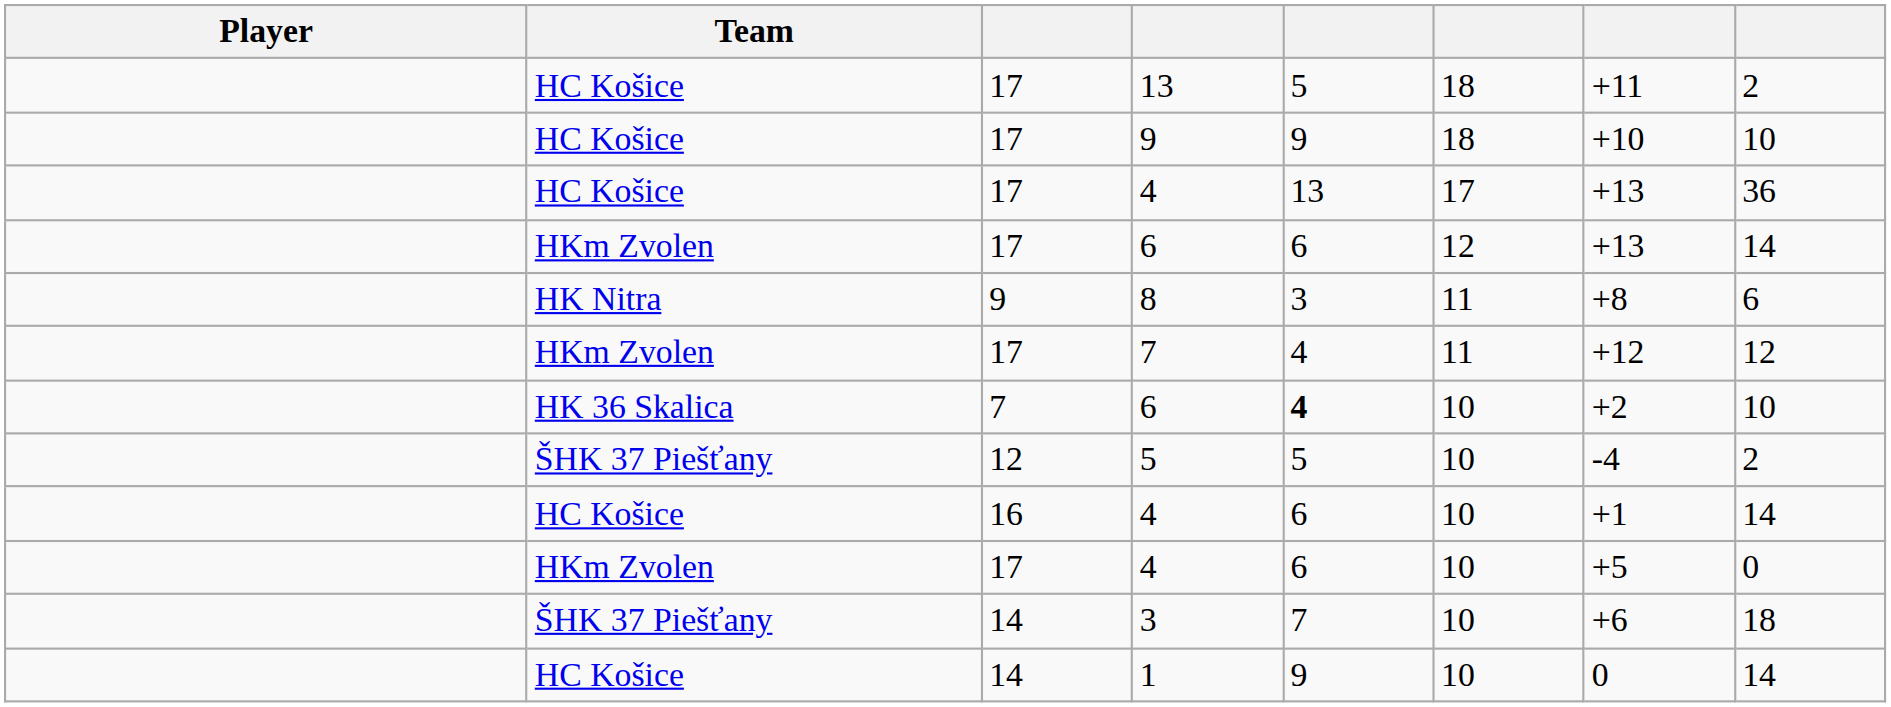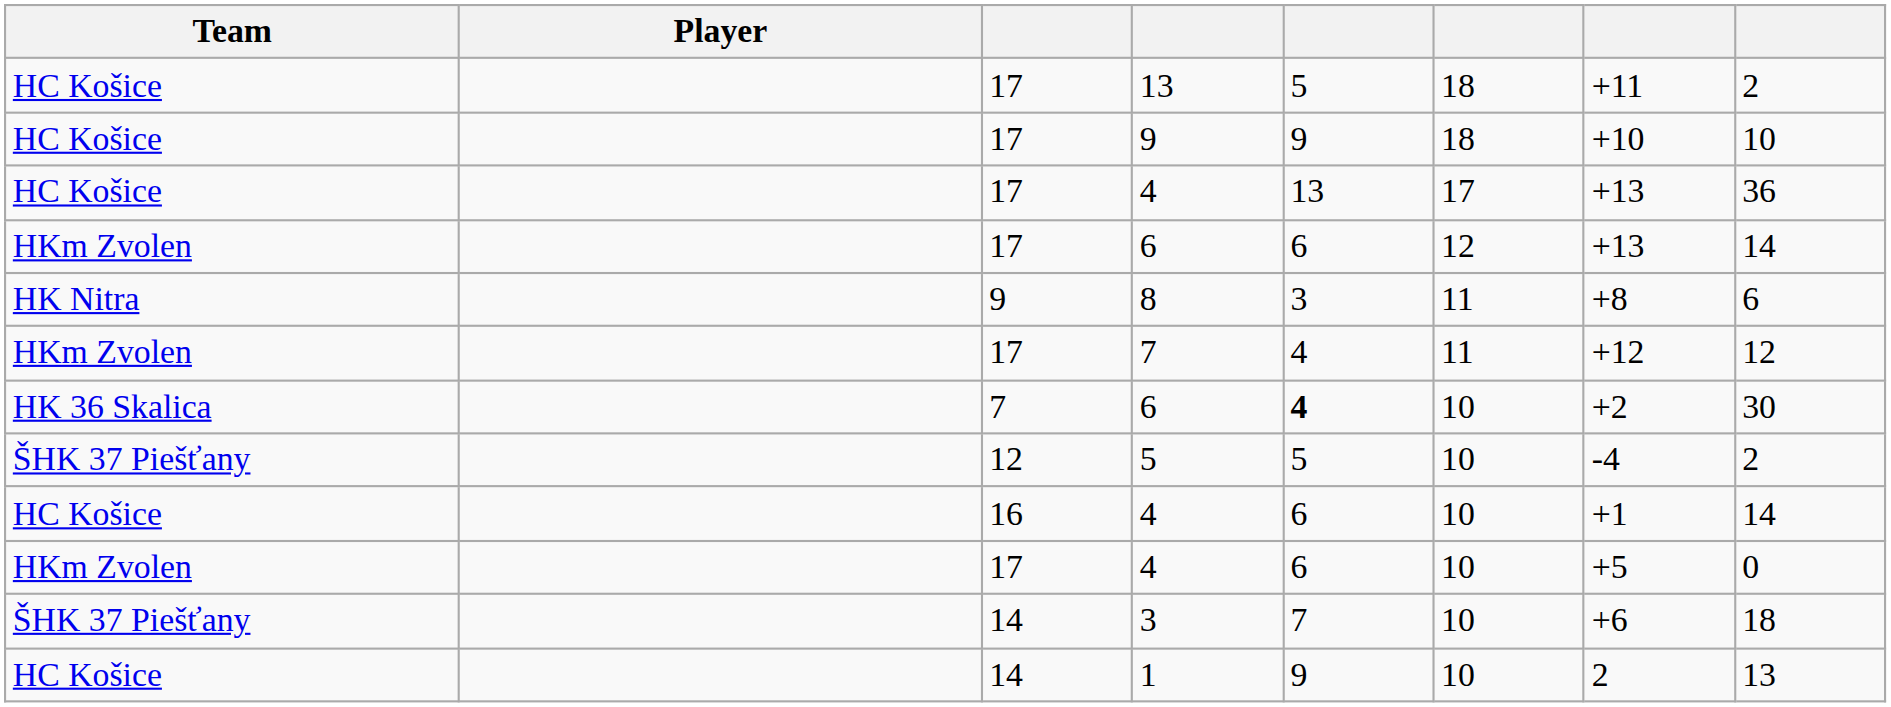columns swapped: (266, 31) <-> (754, 31)
(1759, 406) 10 -> (1759, 406) 30
(1600, 673) 0 -> (1600, 673) 2
(1759, 673) 14 -> (1759, 673) 13
